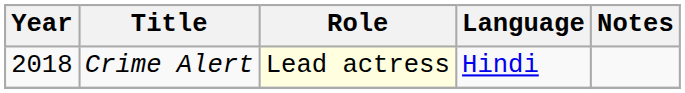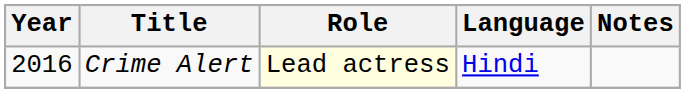(42, 67) 2018 -> (42, 67) 2016
